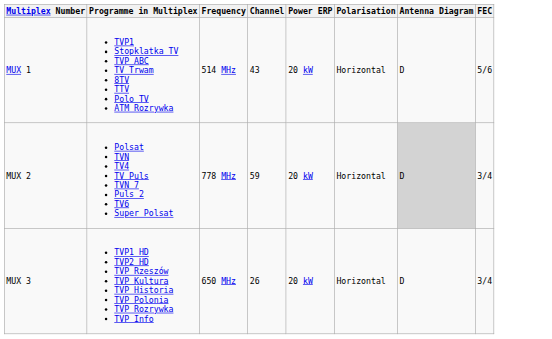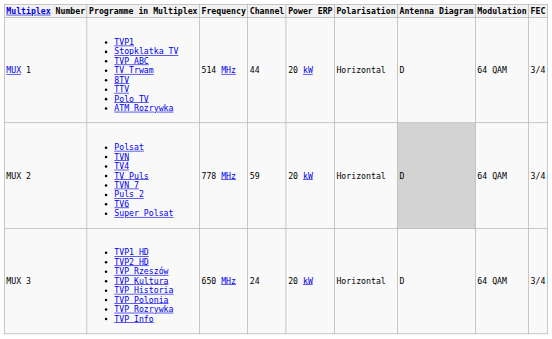+ column: (502, 11)
(255, 70) 43 -> (255, 70) 44
(485, 70) 5/6 -> (538, 70) 3/4
(255, 281) 26 -> (255, 281) 24
